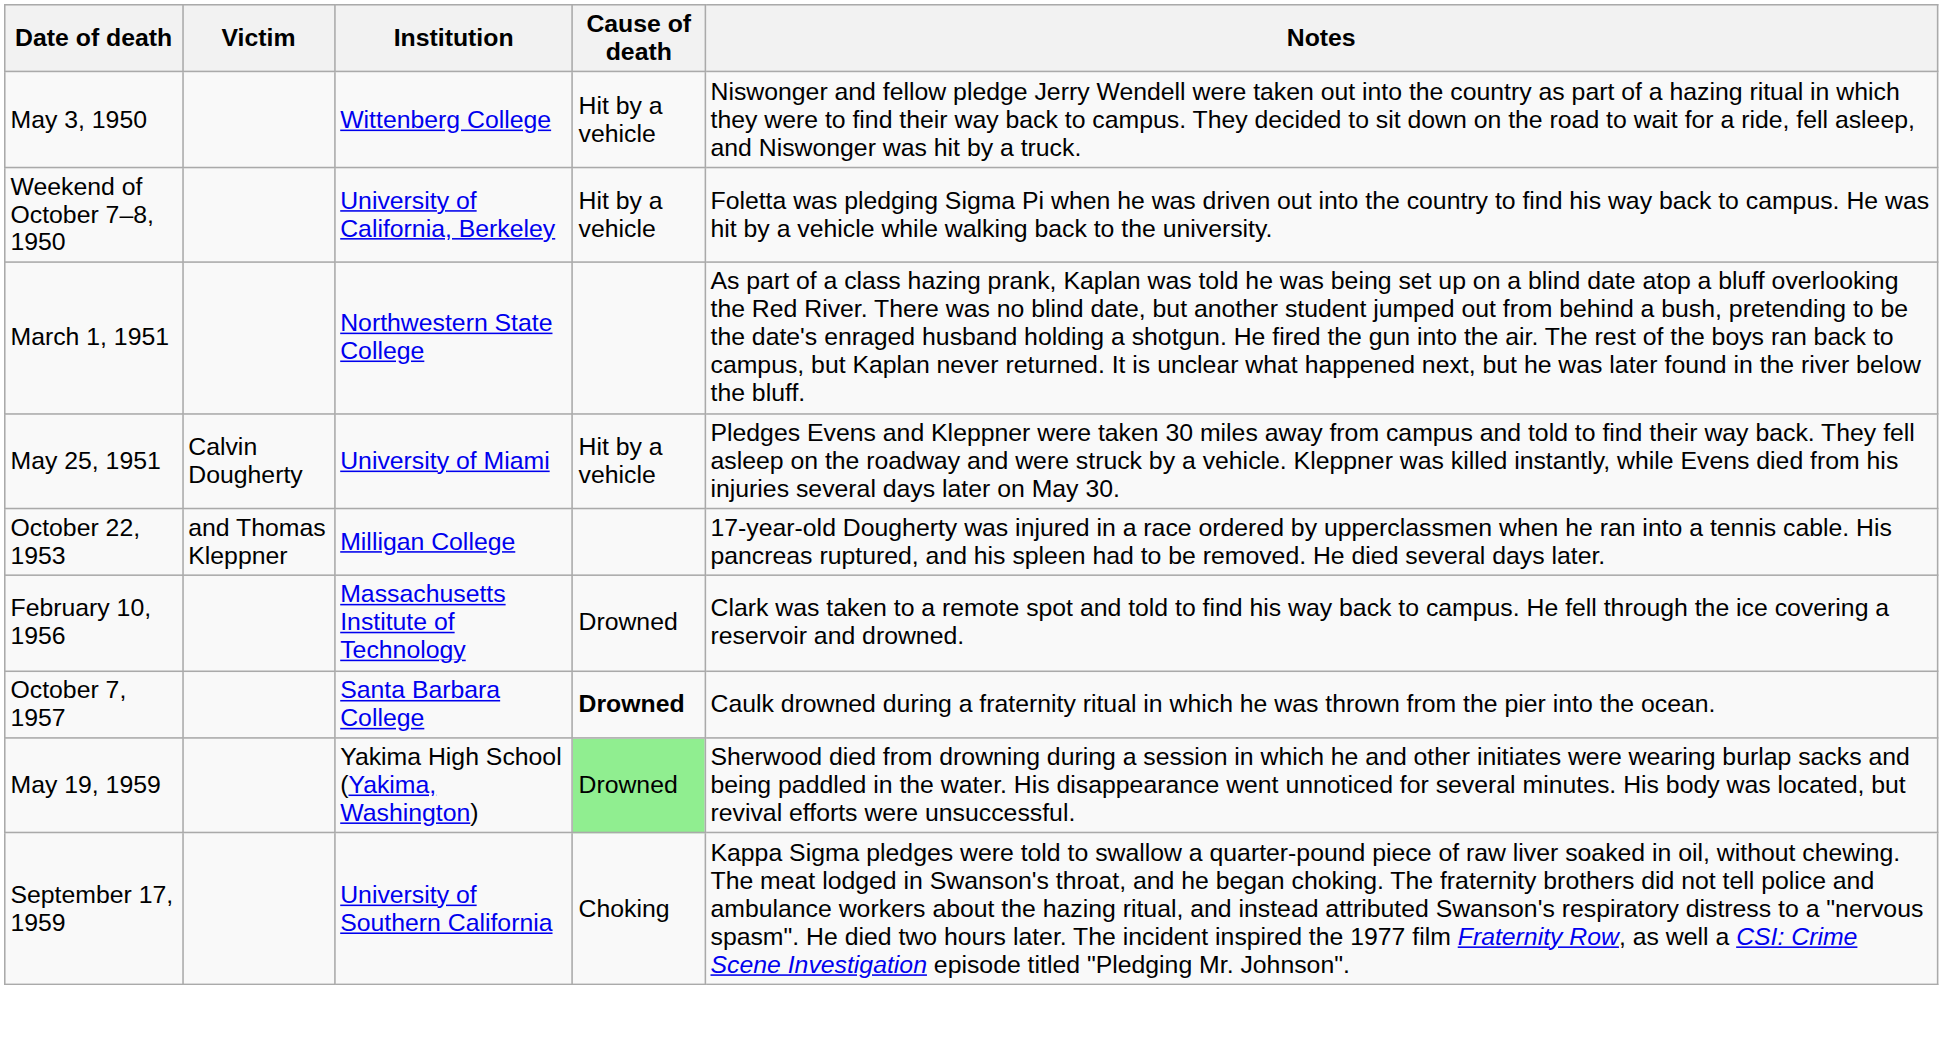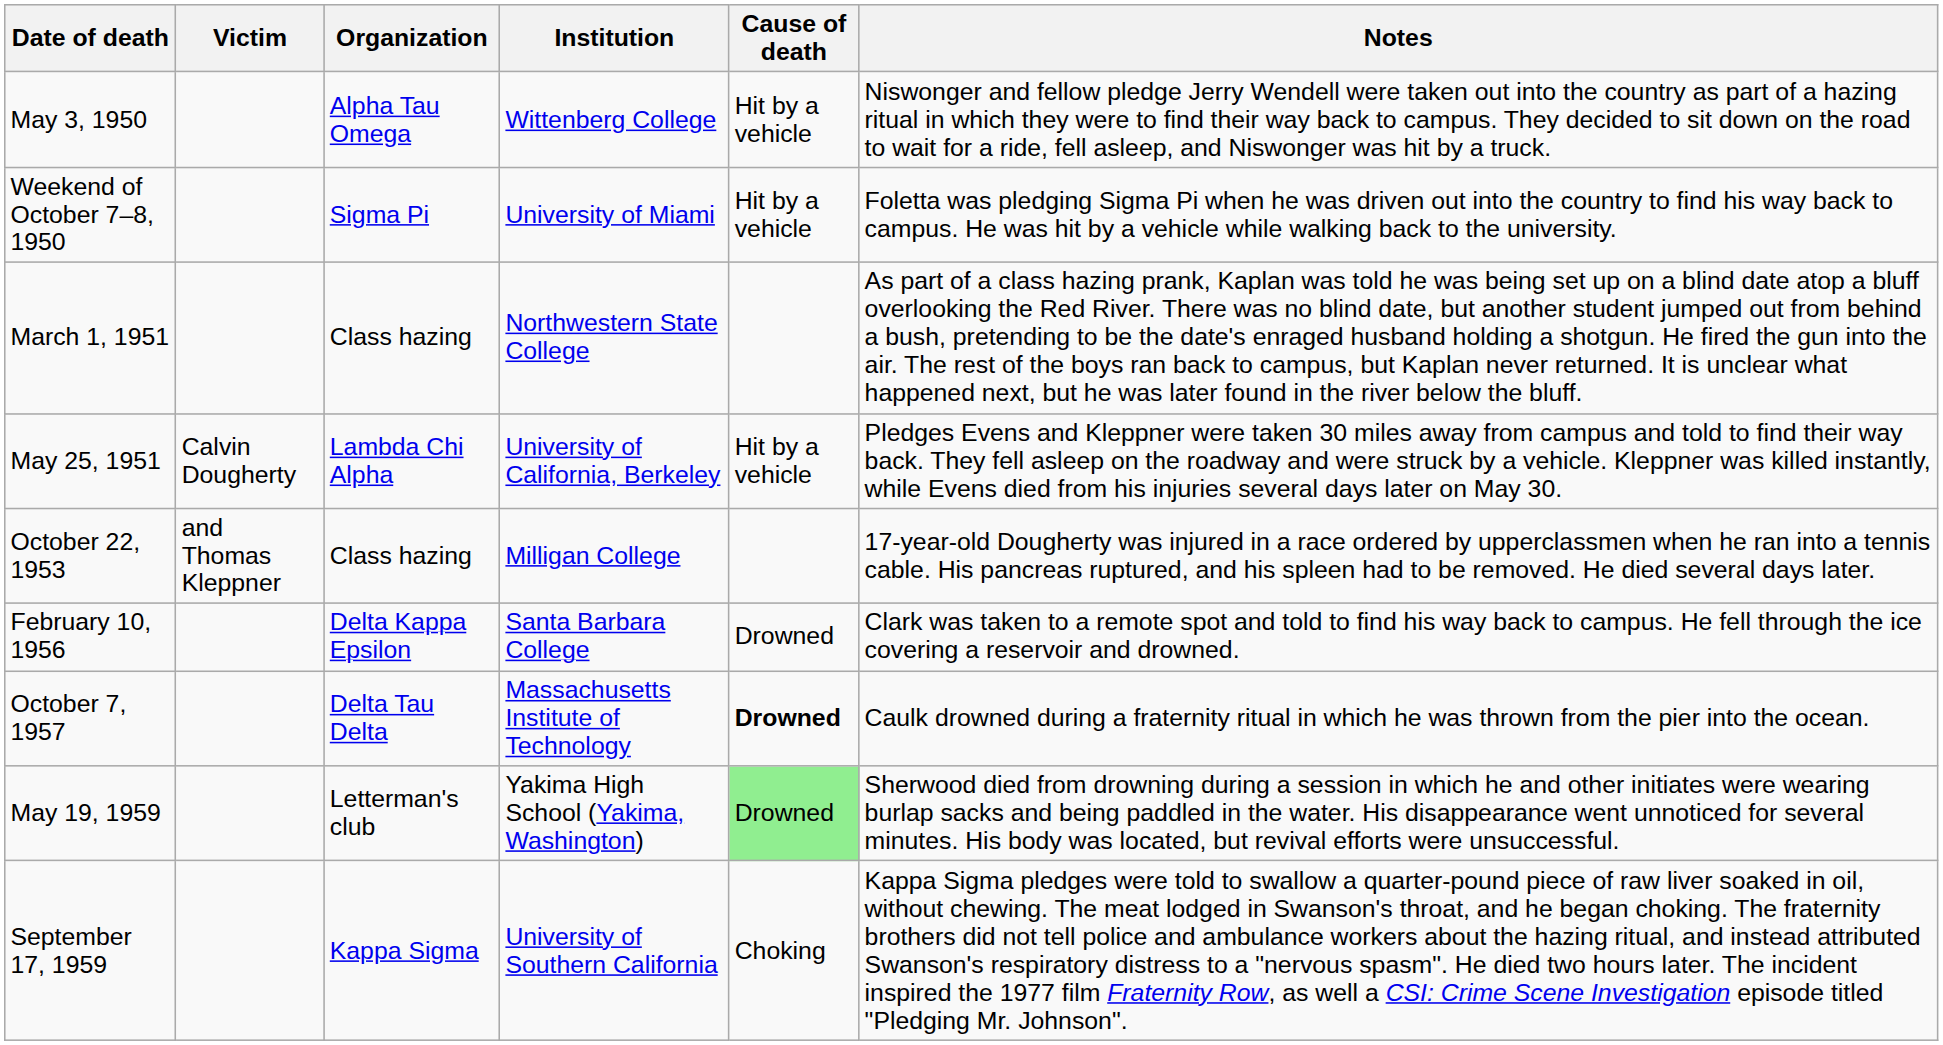+ column: (412, 38)
(448, 214) University of California, Berkeley -> (610, 214) University of Miami
(445, 460) University of Miami -> (613, 460) University of California, Berkeley
(423, 622) Massachusetts Institute of Technology -> (585, 636) Santa Barbara College
(420, 704) Santa Barbara College -> (588, 717) Massachusetts Institute of Technology
